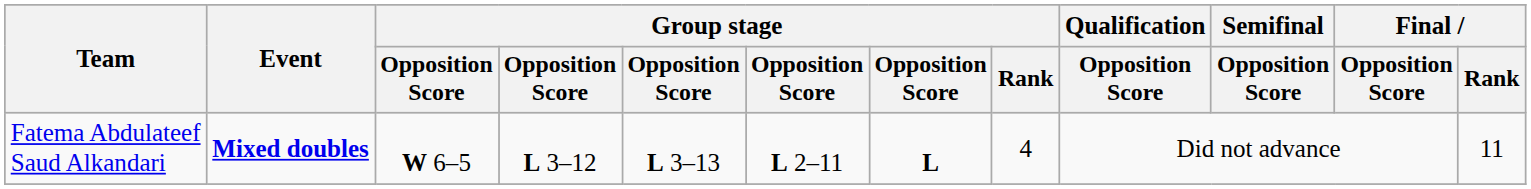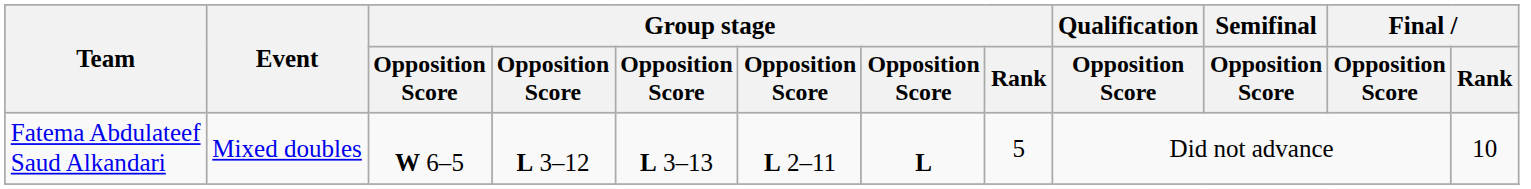(291, 148) bold -> (287, 148) normal
(1026, 148) 4 -> (1019, 148) 5
(1492, 148) 11 -> (1485, 148) 10
